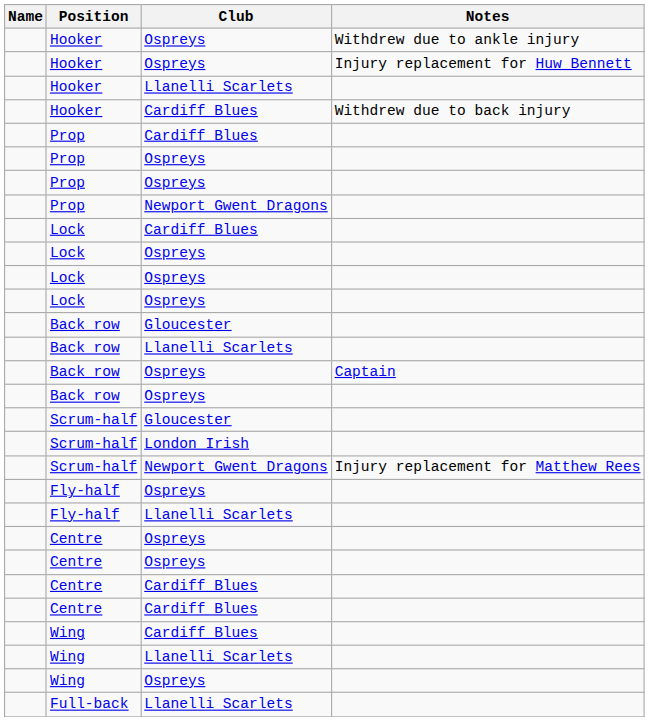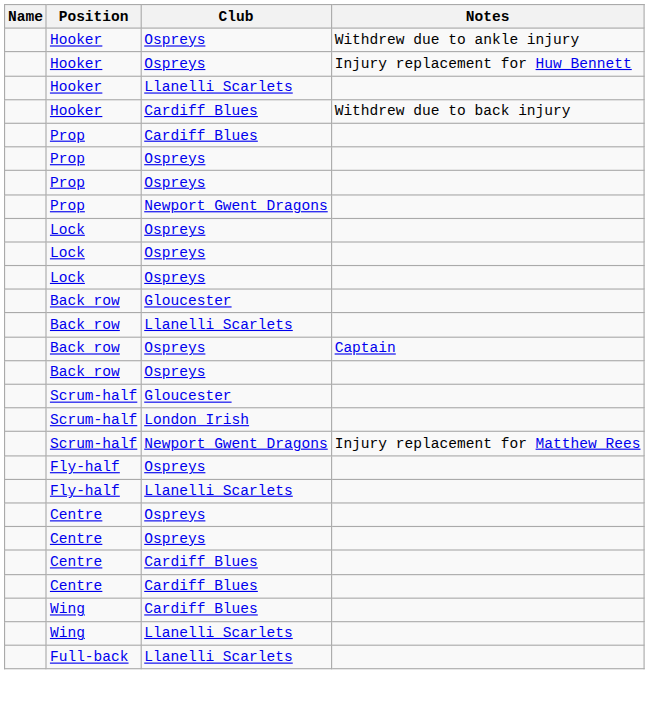- row: (67, 230)
- row: (67, 681)
